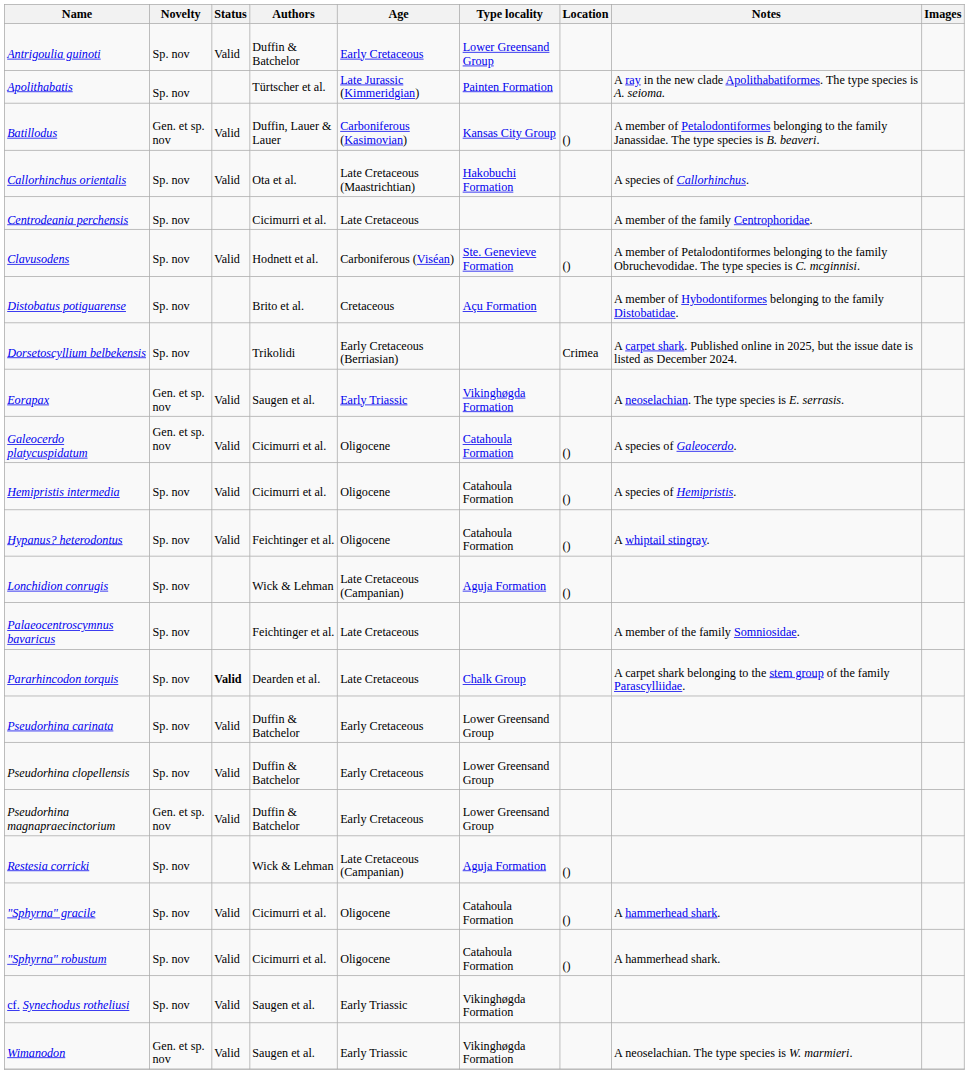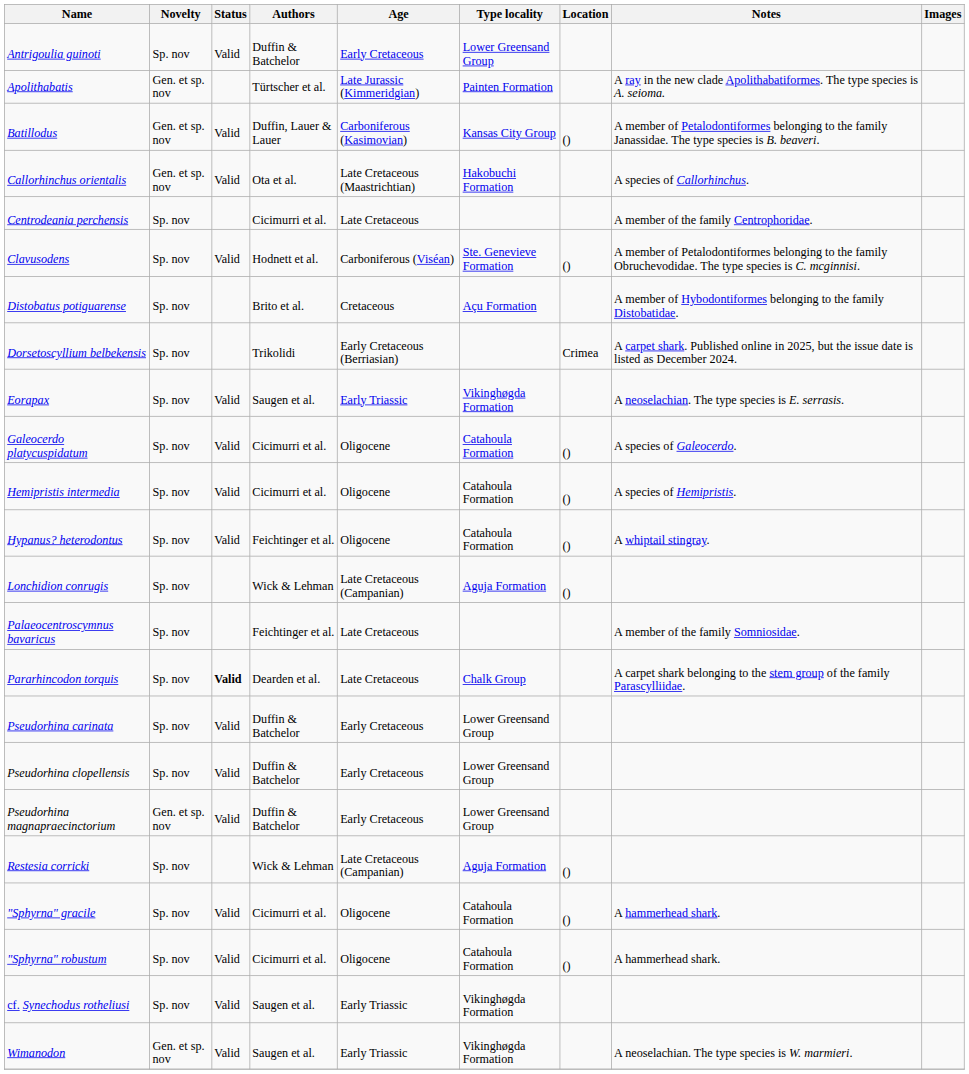(171, 93) Sp. nov -> (179, 86) Gen. et sp. nov
(171, 180) Sp. nov -> (179, 180) Gen. et sp. nov
(179, 399) Gen. et sp. nov -> (171, 399) Sp. nov
(179, 439) Gen. et sp. nov -> (171, 446) Sp. nov
